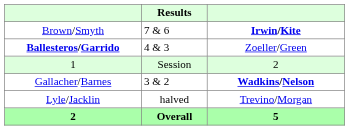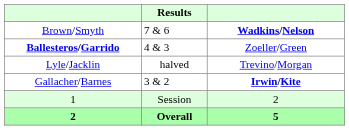(276, 30) Irwin/Kite -> (276, 30) Wadkins/Nelson
rows swapped: (73, 99) <-> (73, 64)
(276, 82) Wadkins/Nelson -> (276, 82) Irwin/Kite
